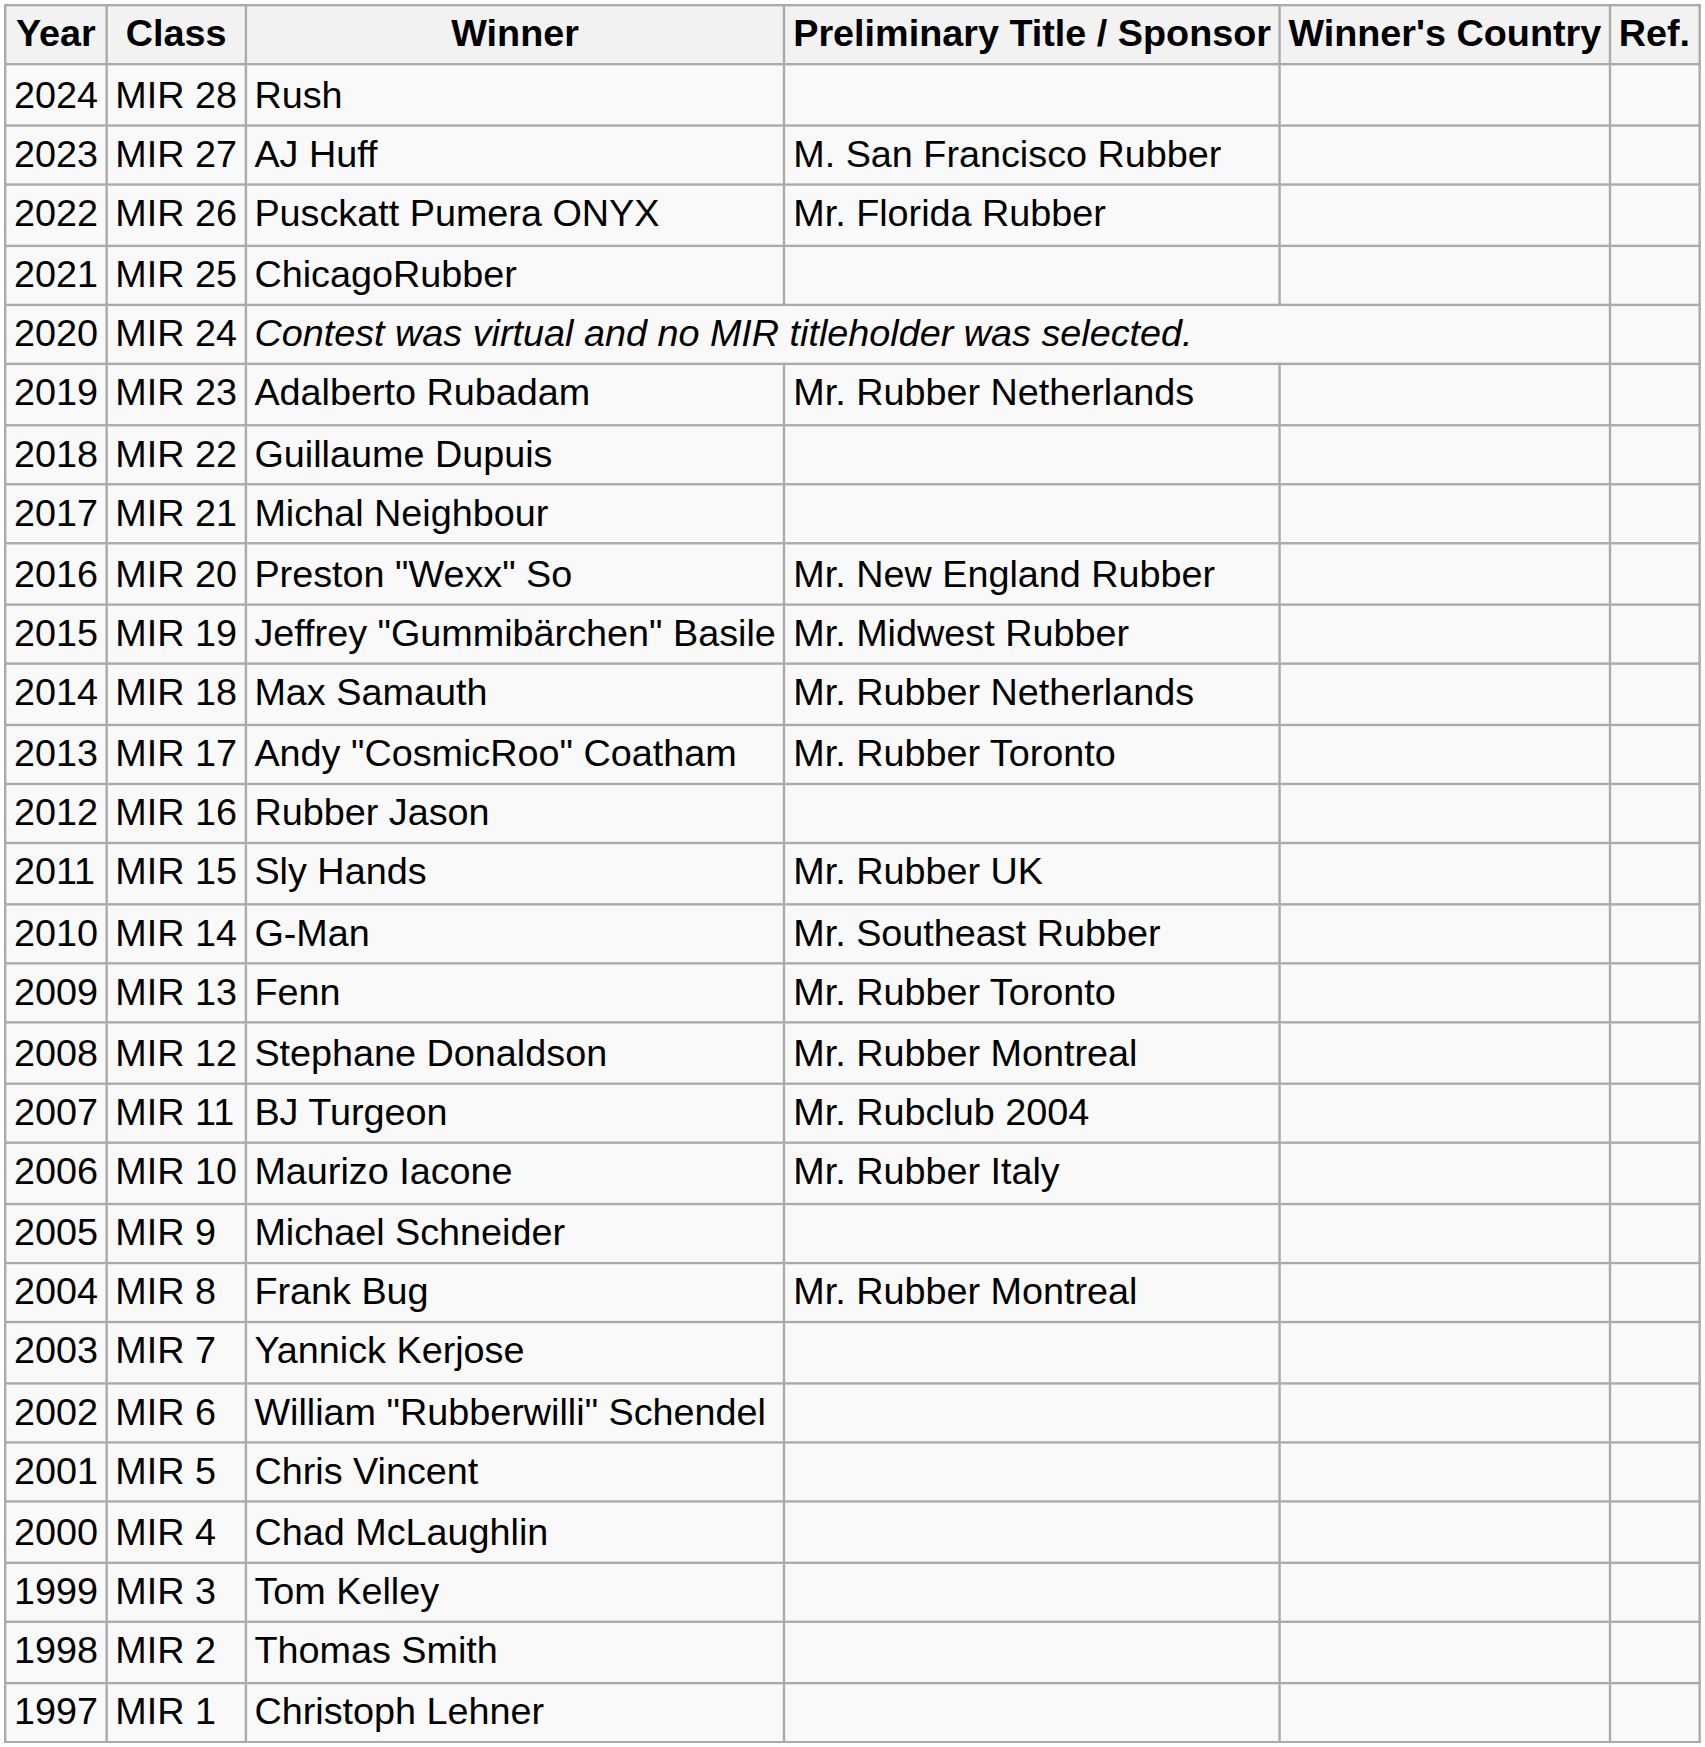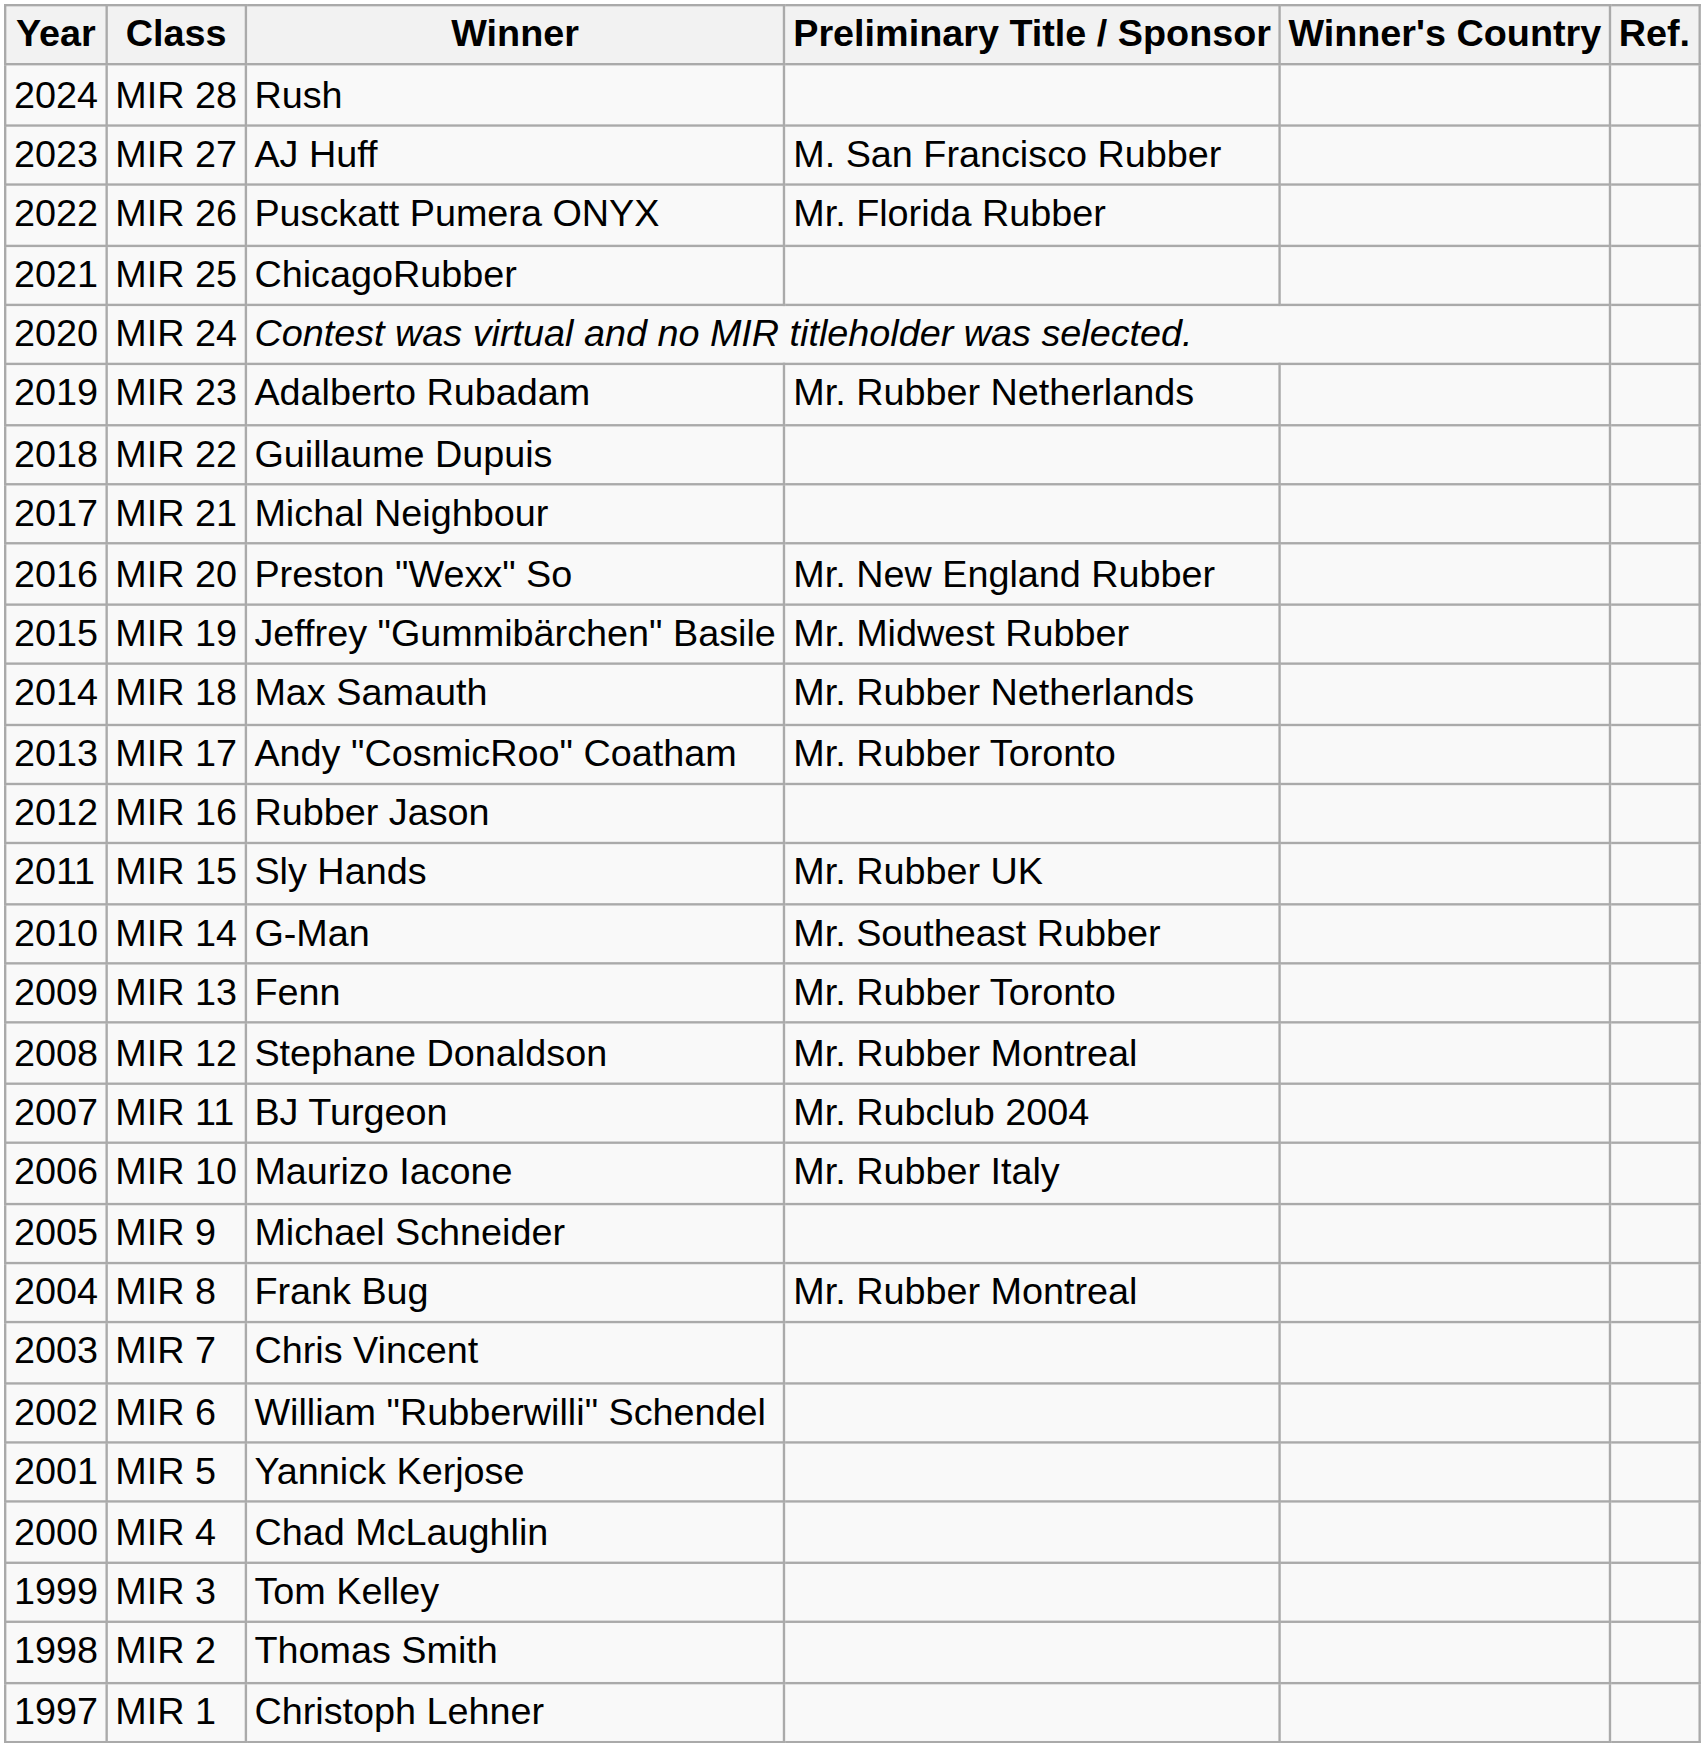(389, 1351) Yannick Kerjose -> (366, 1351) Chris Vincent
(366, 1471) Chris Vincent -> (389, 1471) Yannick Kerjose
